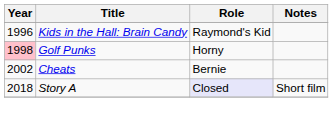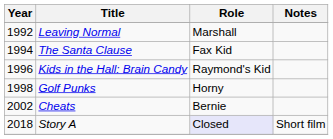+ row: (79, 32)
+ row: (85, 50)
(20, 50) pink background -> (20, 87) no background
